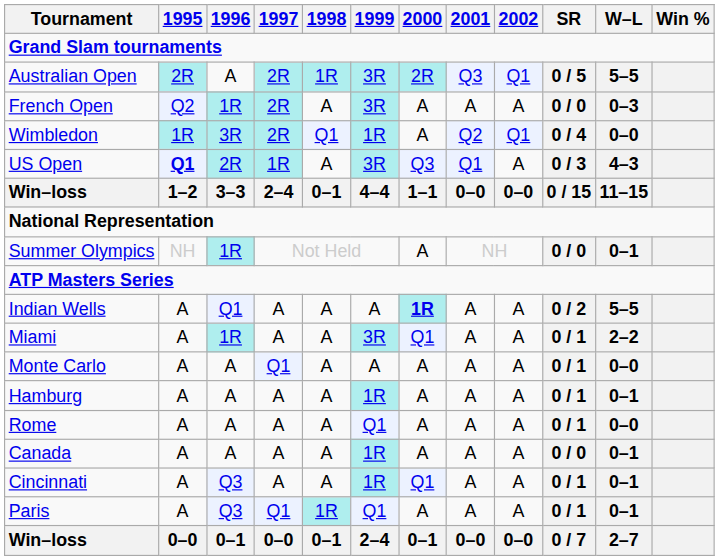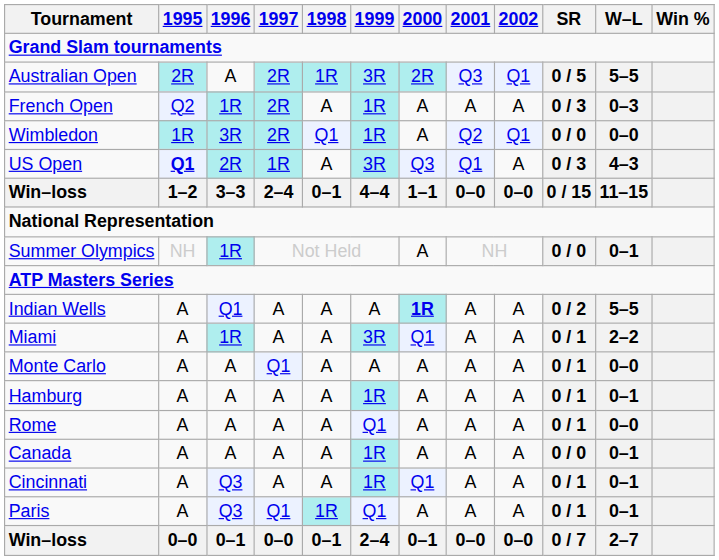(374, 105) 3R -> (374, 105) 1R
(569, 105) 0 / 0 -> (569, 105) 0 / 3
(569, 134) 0 / 4 -> (569, 134) 0 / 0
